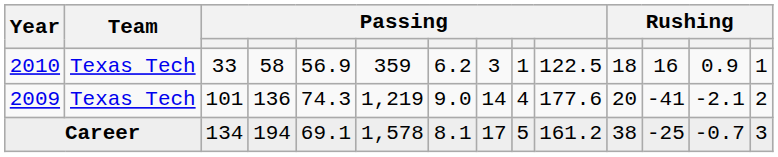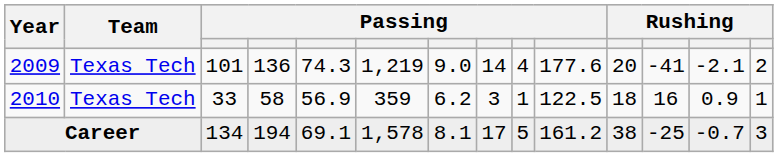rows swapped: (35, 100) <-> (35, 66)
